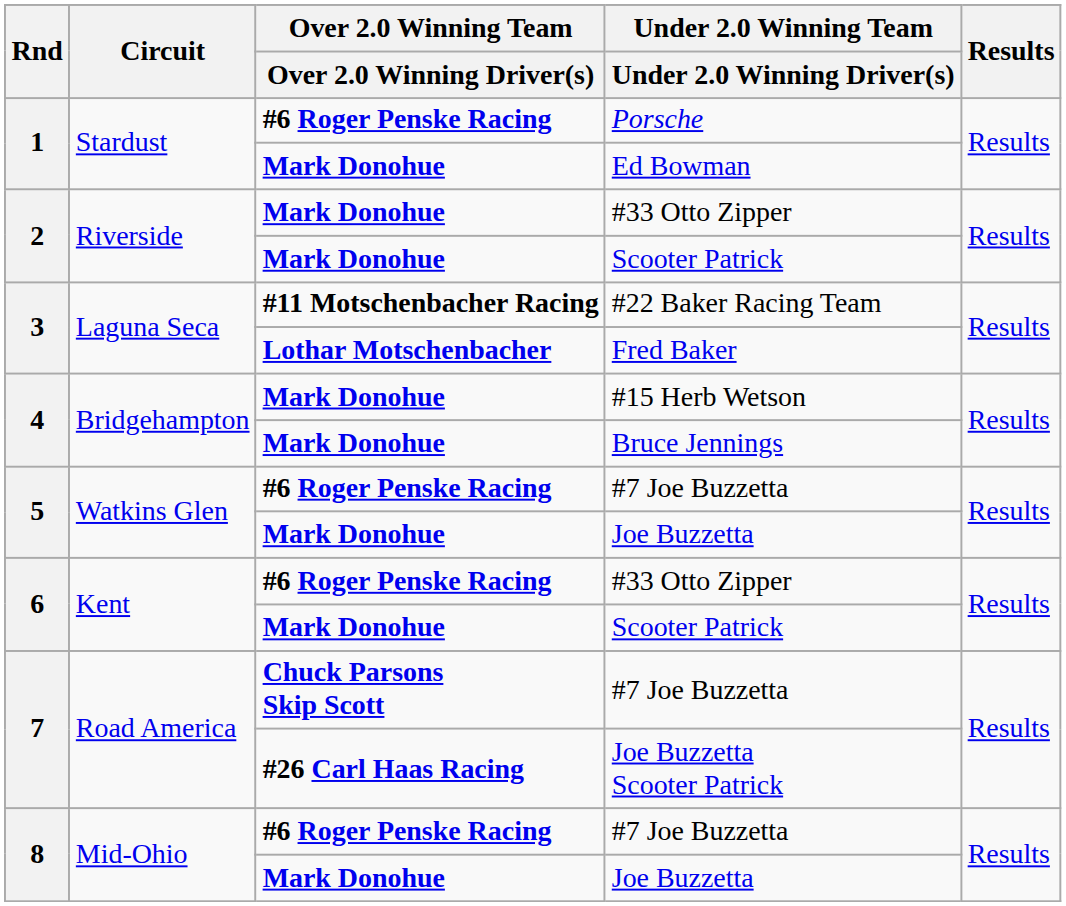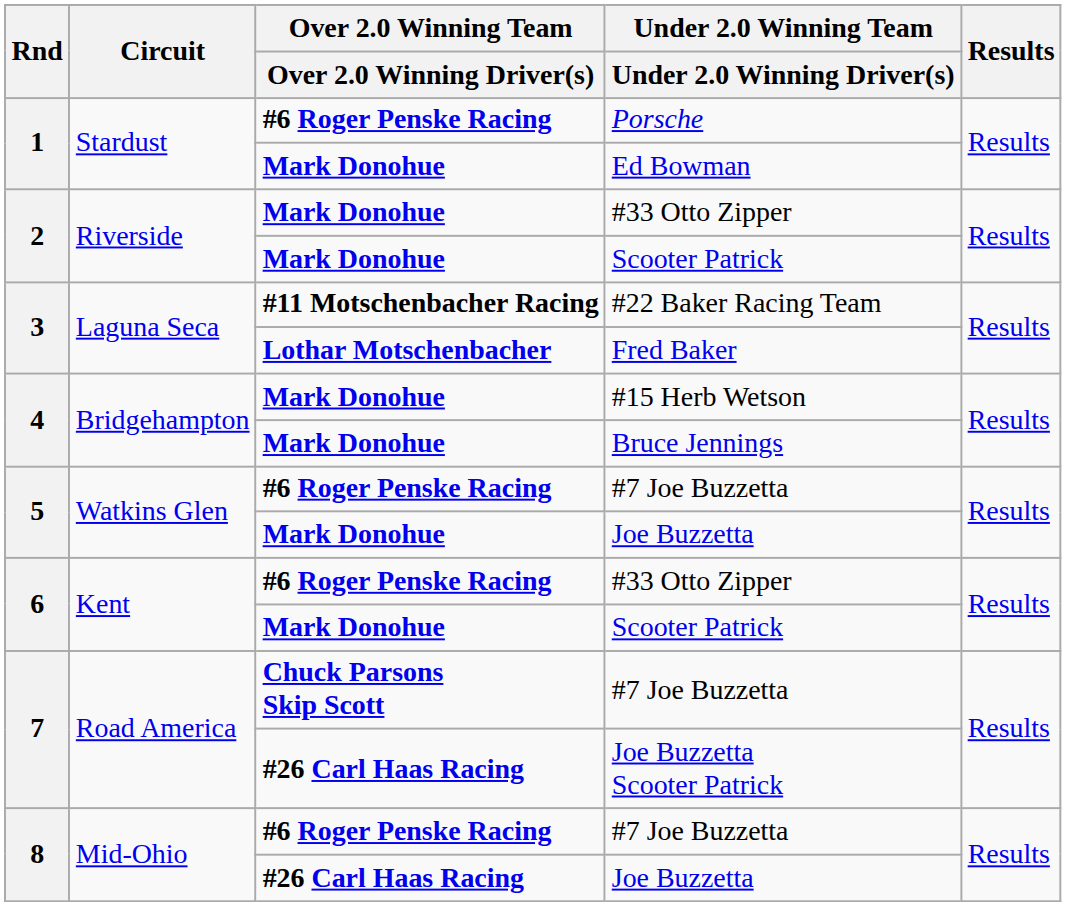(354, 877) Mark Donohue -> (393, 877) #26 Carl Haas Racing
